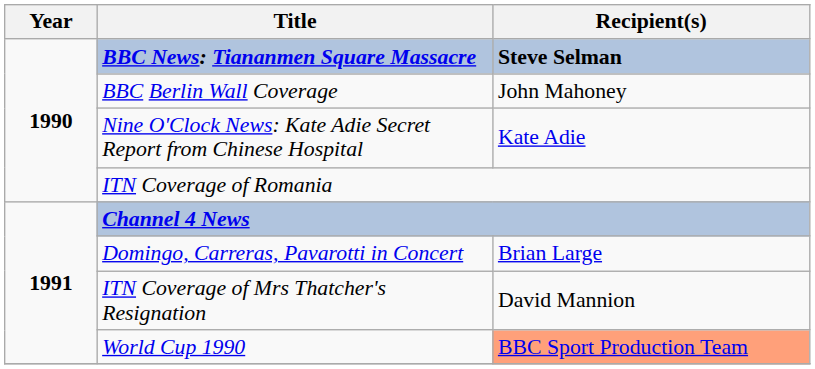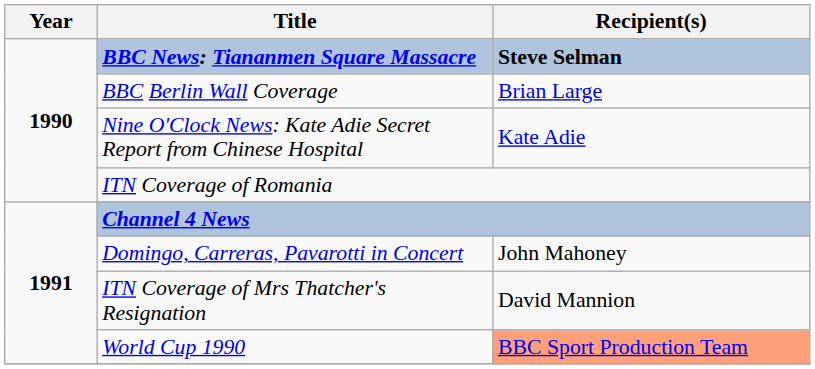(562, 90) John Mahoney -> (550, 90) Brian Large
(550, 253) Brian Large -> (562, 253) John Mahoney
